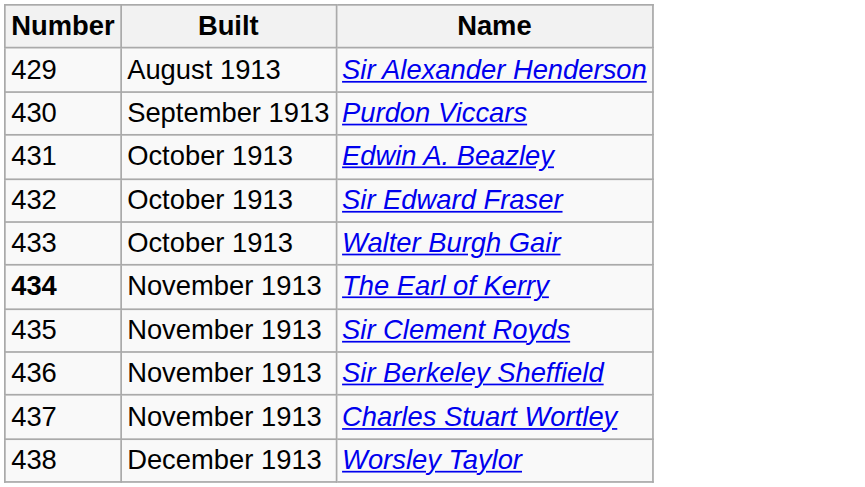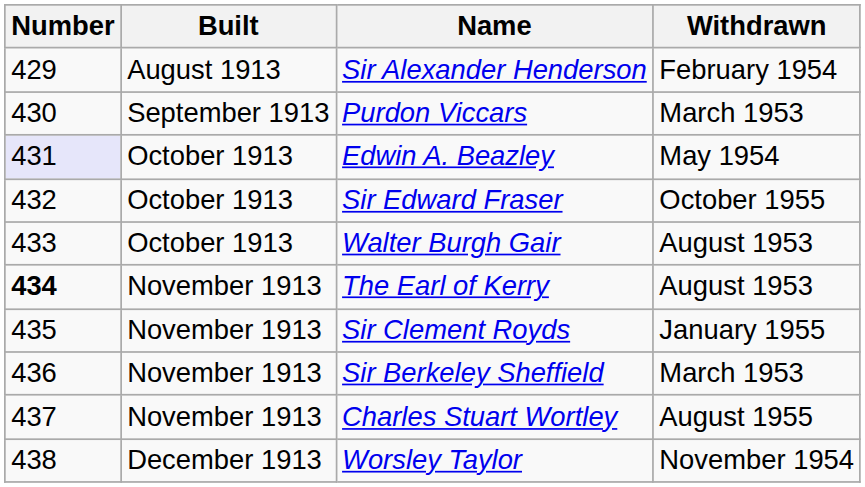+ column: (757, 26)
(34, 156) no background -> (34, 156) lavender background
